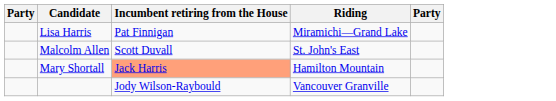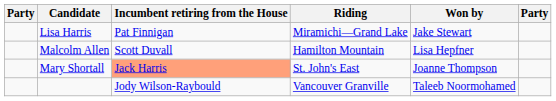+ column: (464, 13)
(326, 50) St. John's East -> (338, 50) Hamilton Mountain
(338, 68) Hamilton Mountain -> (326, 68) St. John's East
